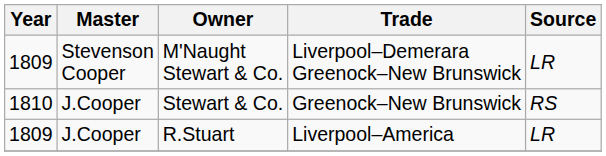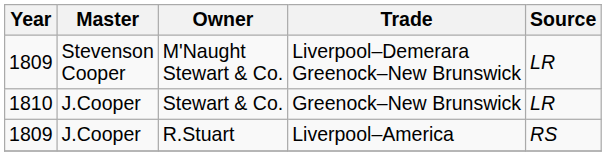(544, 103) RS -> (543, 103) LR
(543, 134) LR -> (544, 134) RS
